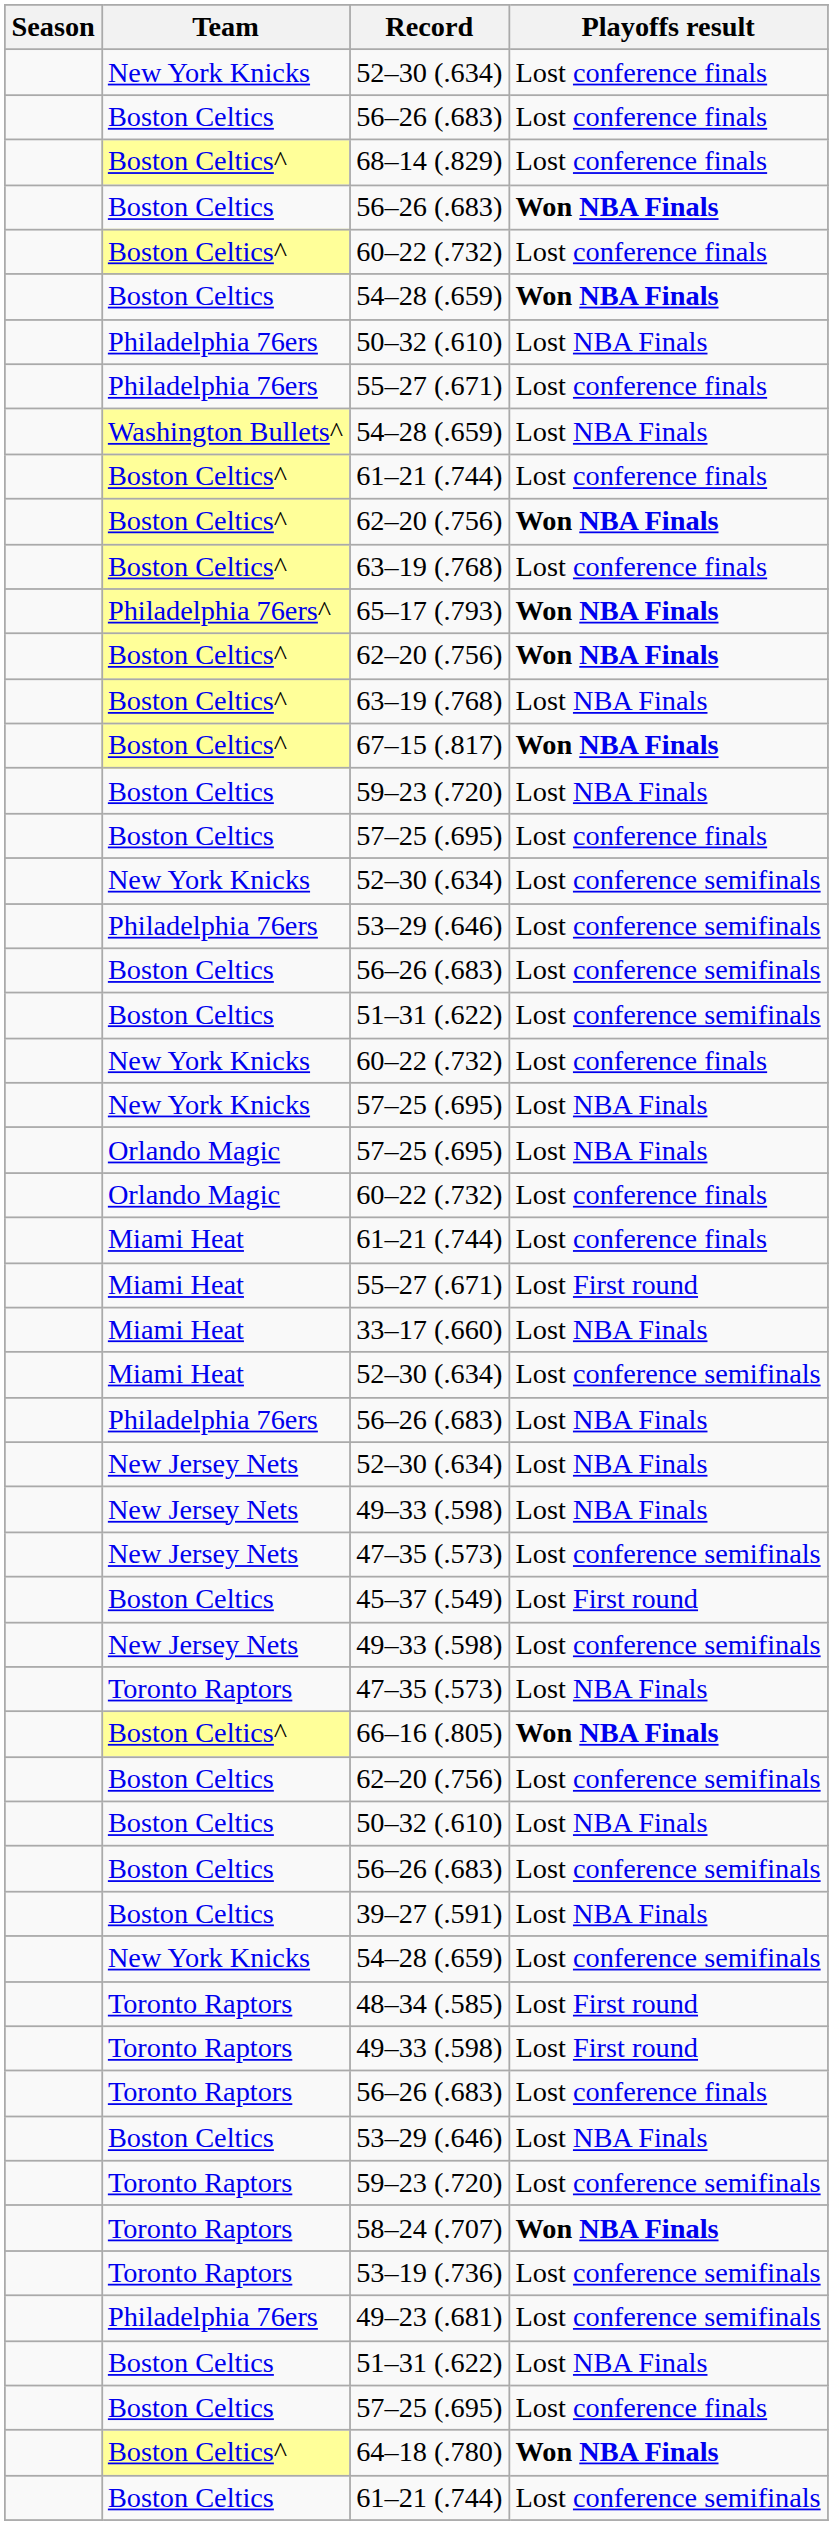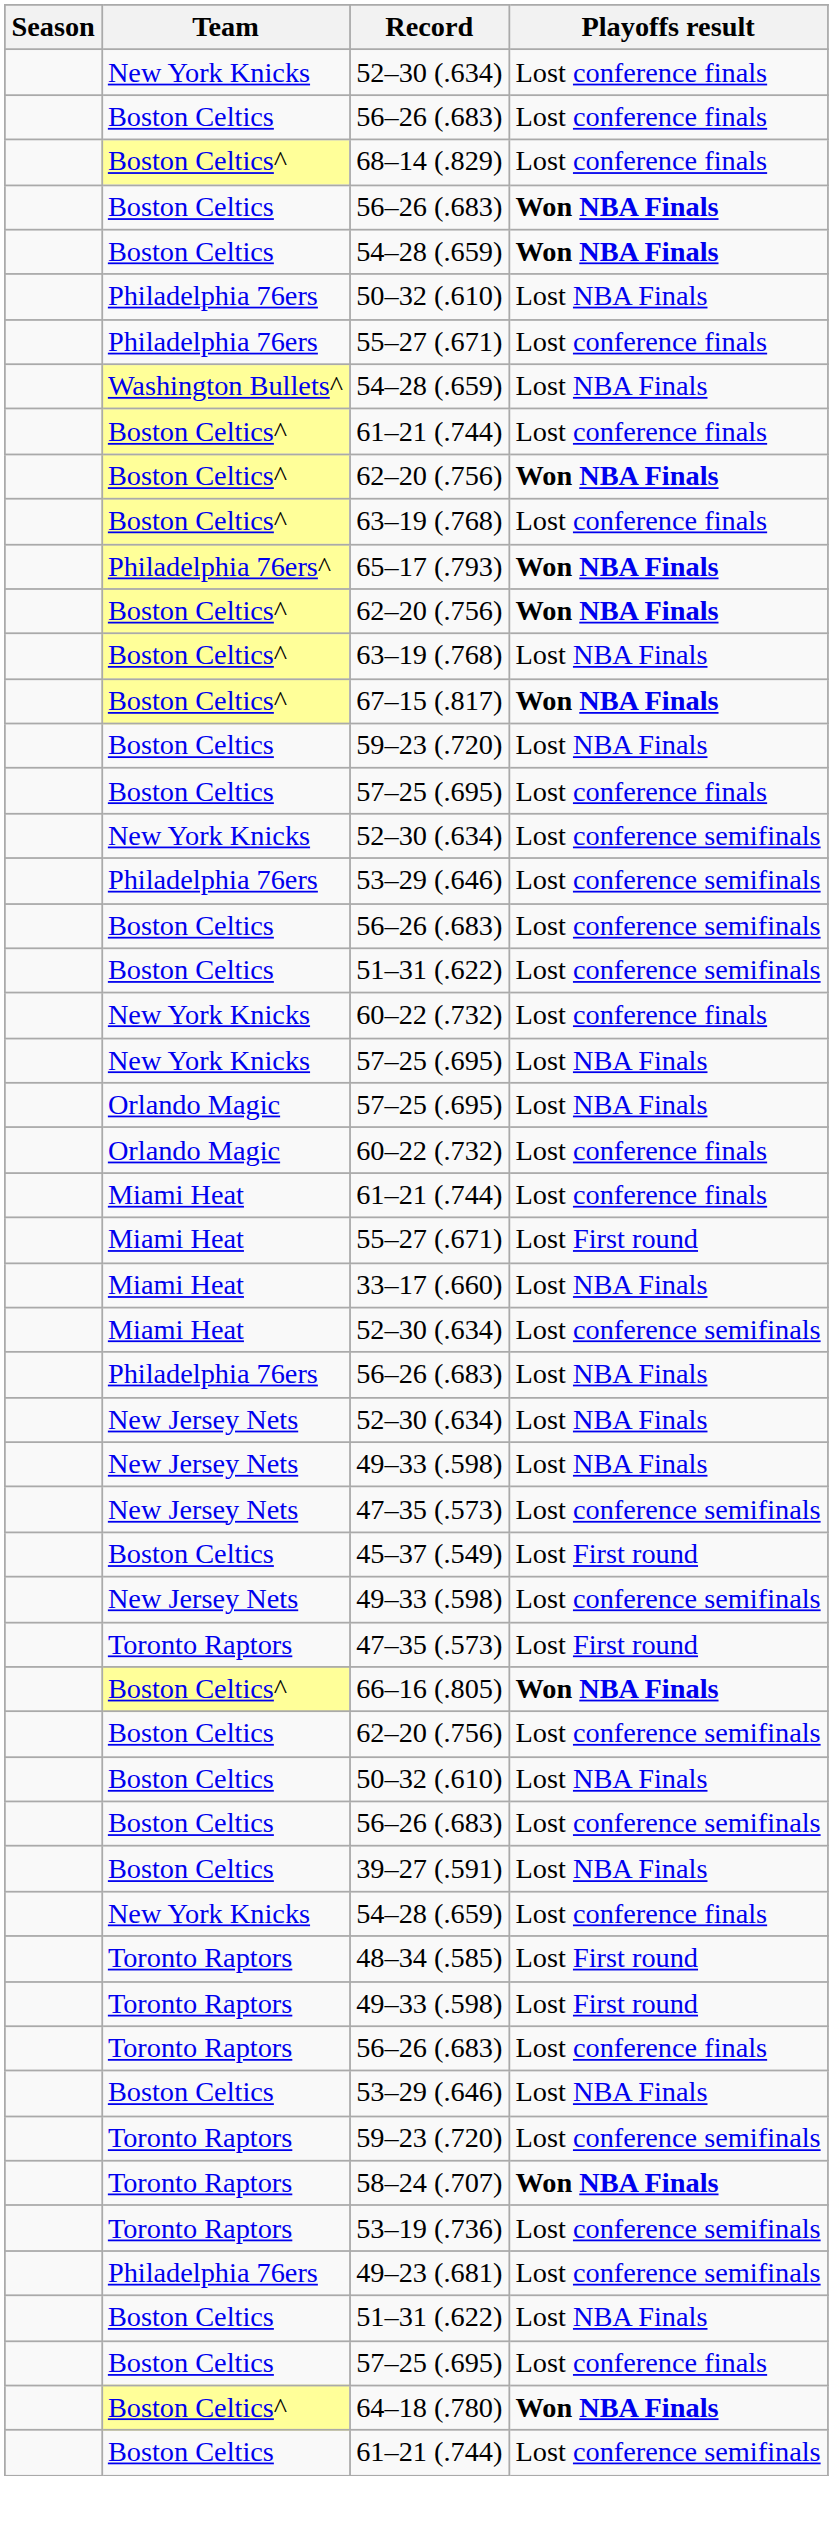- row: (198, 251)
(611, 1688) Lost NBA Finals -> (607, 1643) Lost First round
(668, 1958) Lost conference semifinals -> (641, 1913) Lost conference finals
